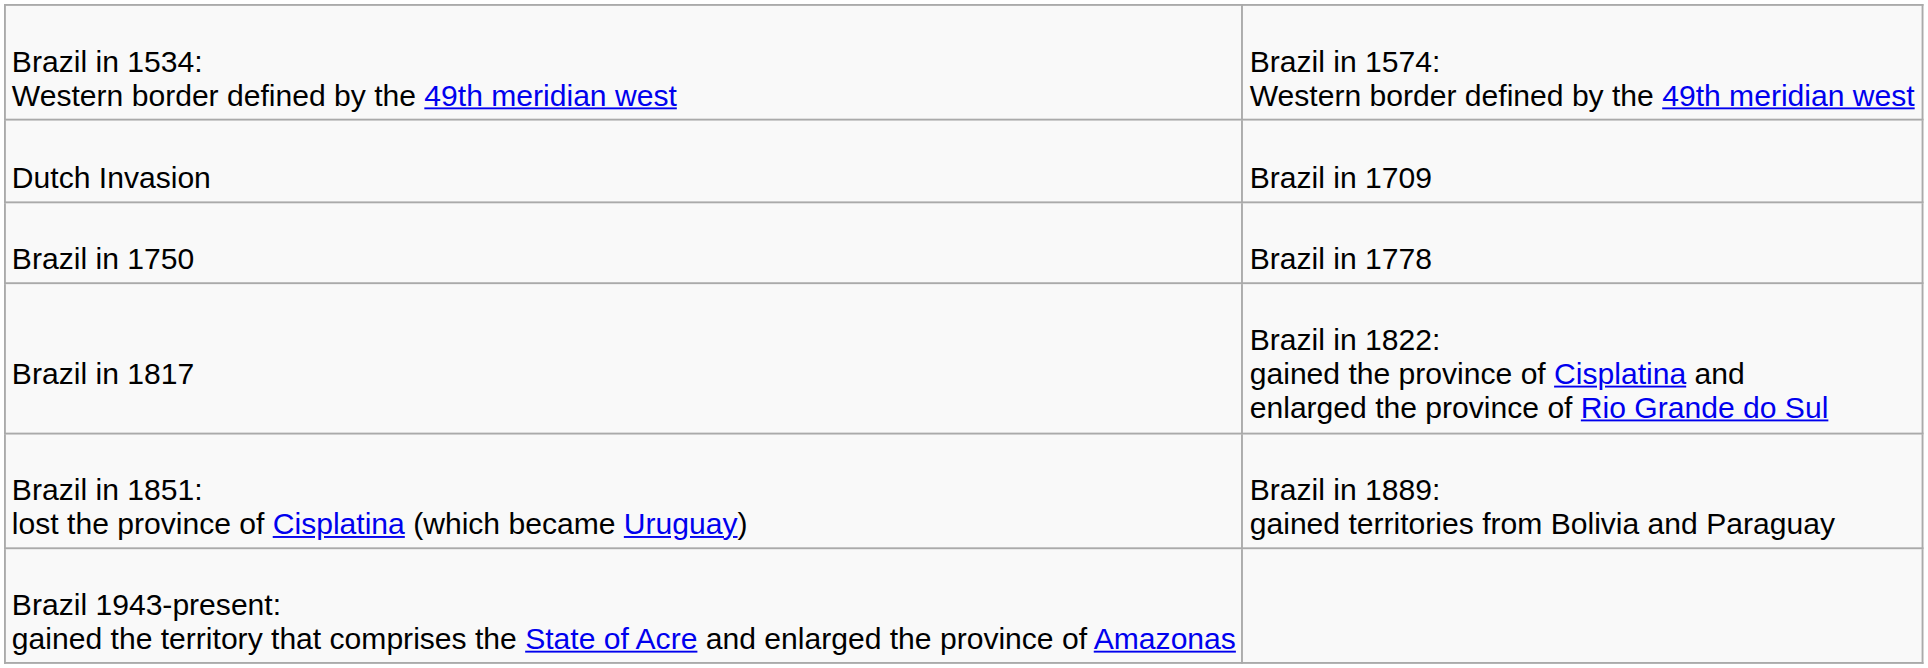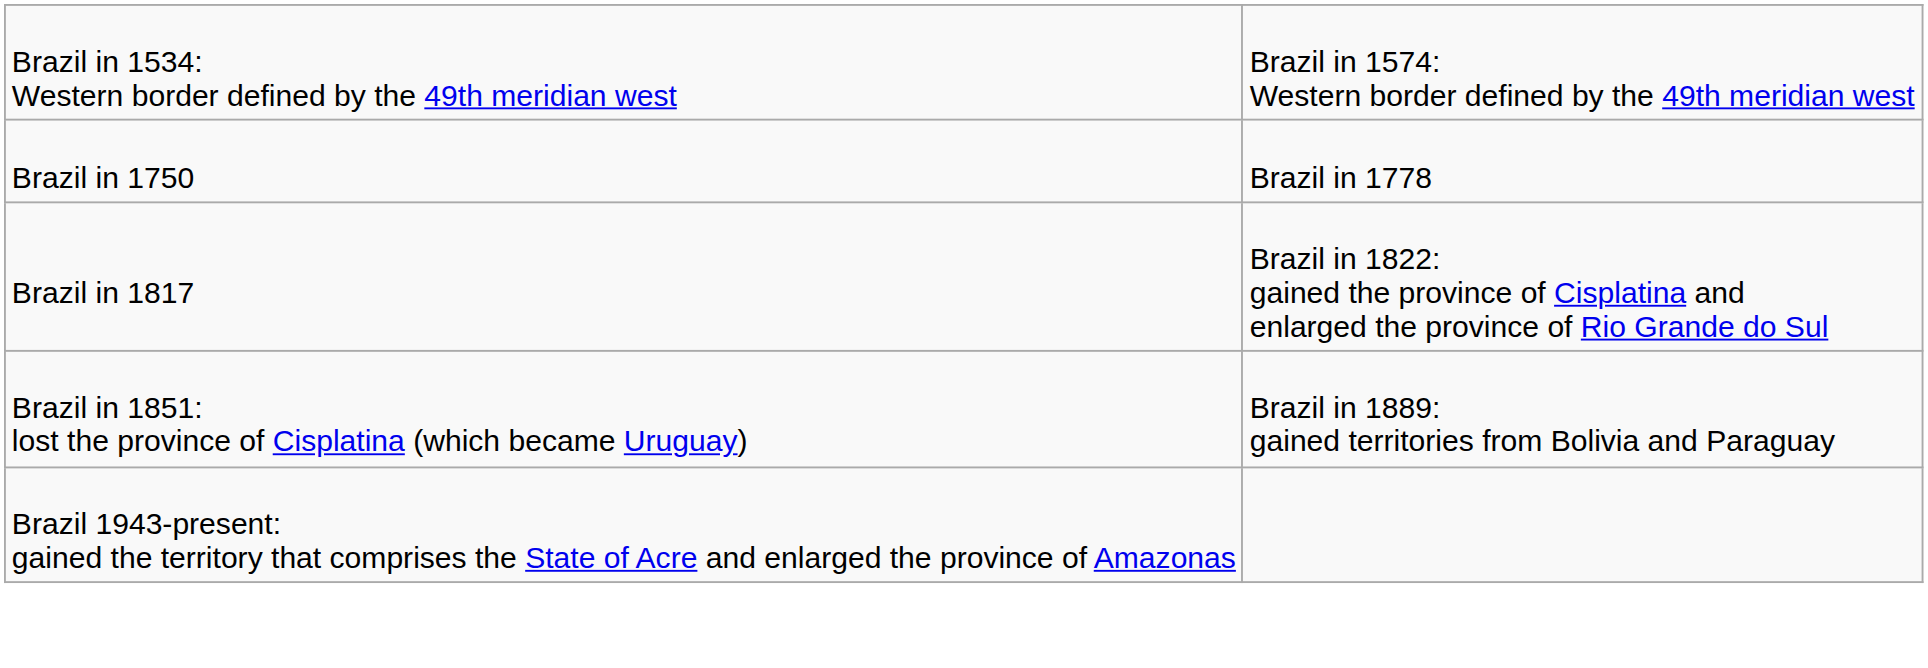- row: (111, 177)
